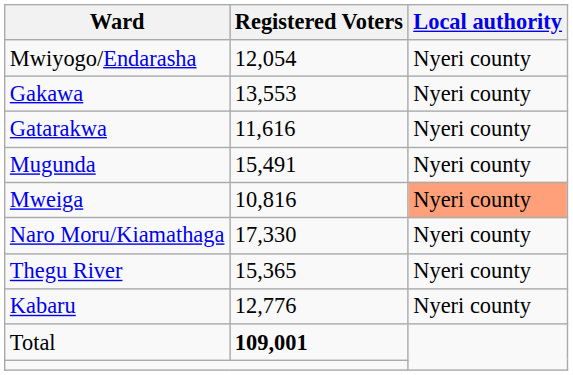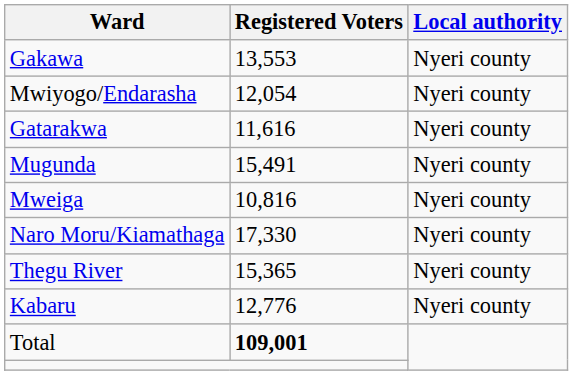rows swapped: (103, 57) <-> (47, 93)
(472, 199) lightsalmon background -> (472, 199) no background
